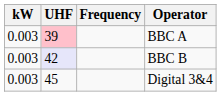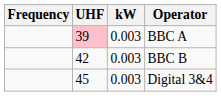columns swapped: (110, 15) <-> (23, 15)
(51, 58) lavender background -> (82, 58) no background
